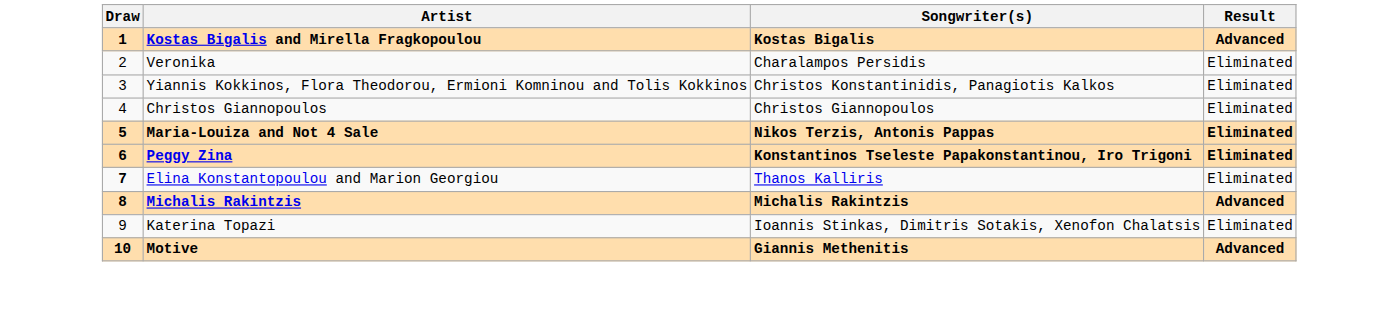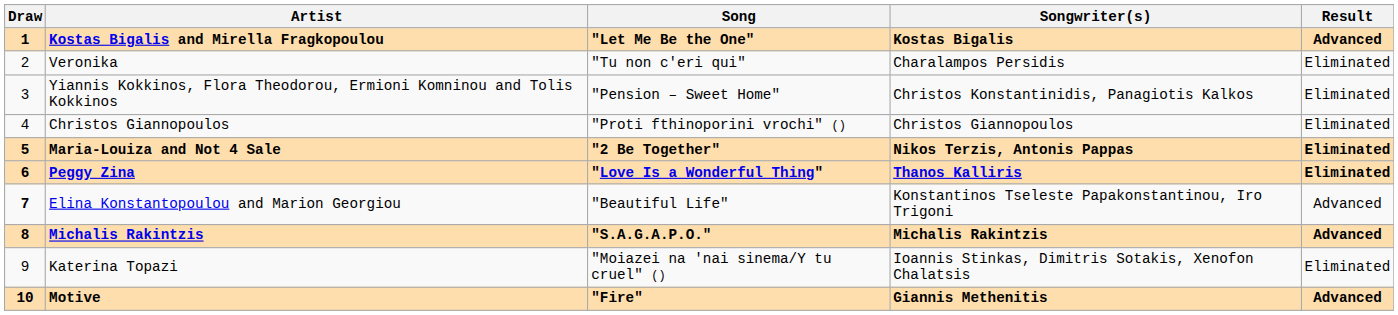+ column: (739, 16)
(973, 156) Konstantinos Tseleste Papakonstantinou, Iro Trigoni -> (958, 173) Thanos Kalliris
(818, 179) Thanos Kalliris -> (1078, 204) Konstantinos Tseleste Papakonstantinou, Iro Trigoni
(1250, 179) Eliminated -> (1348, 204) Advanced
